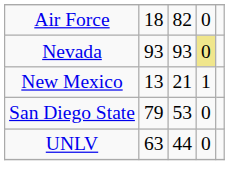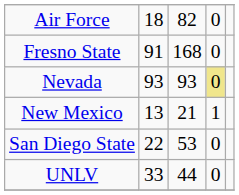+ row: (72, 50)
(154, 112) 79 -> (154, 143) 22
(154, 143) 63 -> (154, 174) 33
